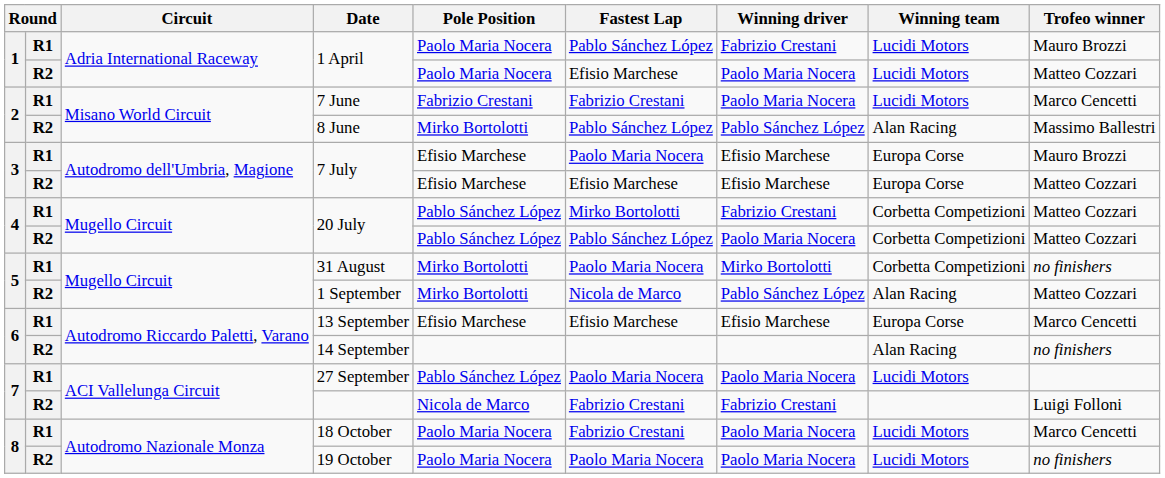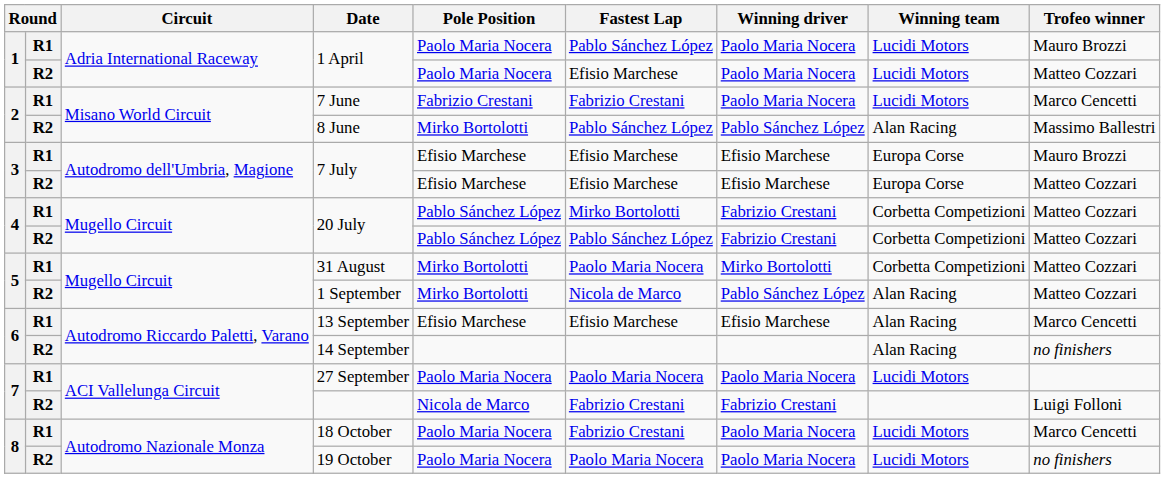(779, 45) Fabrizio Crestani -> (788, 45) Paolo Maria Nocera
(636, 155) Paolo Maria Nocera -> (623, 155) Efisio Marchese
(788, 238) Paolo Maria Nocera -> (779, 238) Fabrizio Crestani
(1073, 266) no finishers -> (1085, 266) Matteo Cozzari
(918, 321) Europa Corse -> (915, 321) Alan Racing
(489, 376) Pablo Sánchez López -> (484, 376) Paolo Maria Nocera
